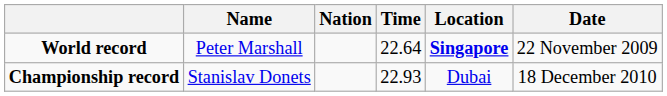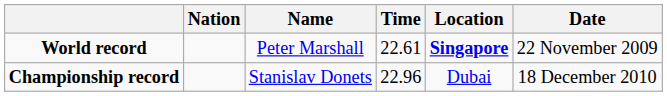columns swapped: (249, 18) <-> (346, 18)
(401, 47) 22.64 -> (401, 47) 22.61
(401, 76) 22.93 -> (401, 76) 22.96
